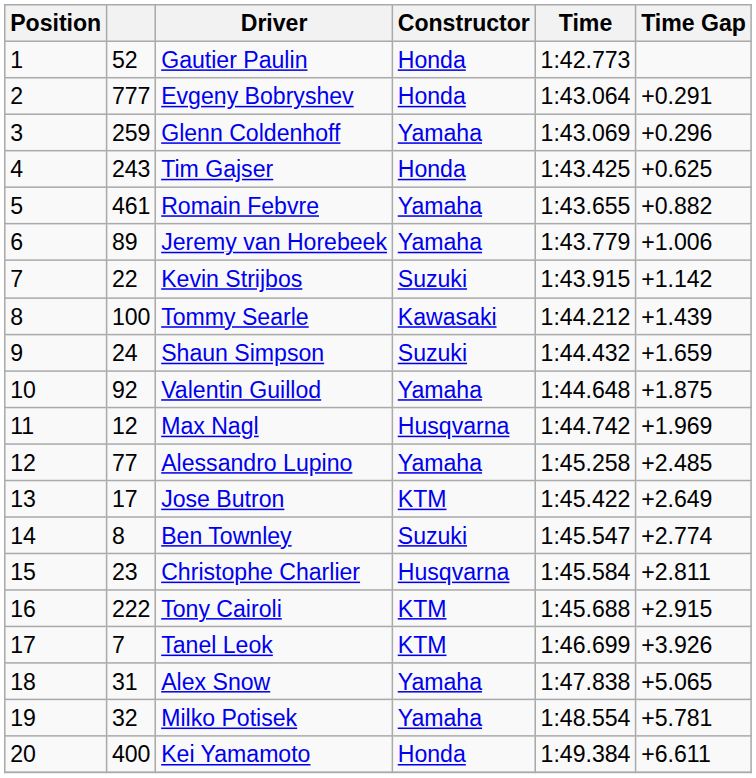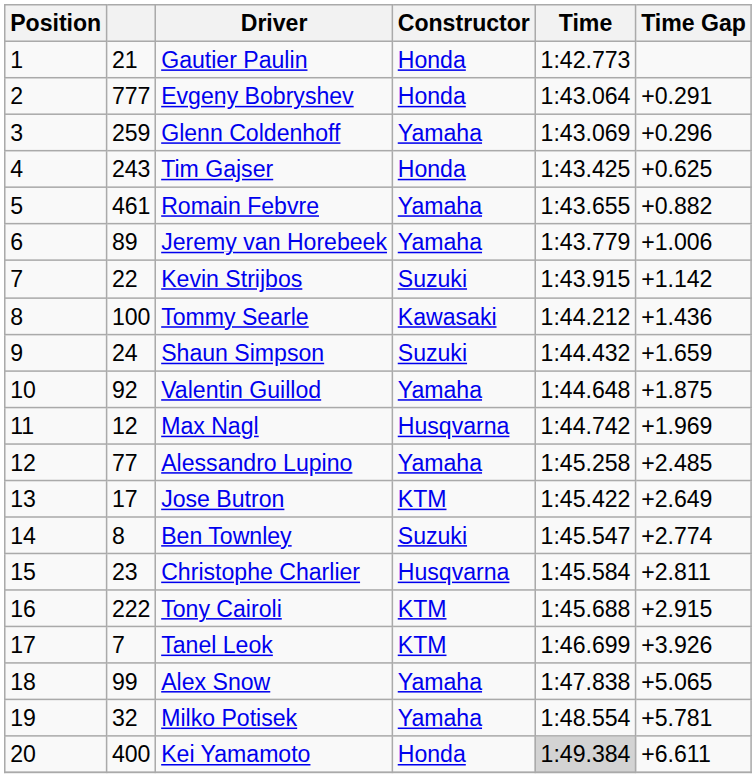(125, 60) 52 -> (125, 60) 21
(677, 316) +1.439 -> (677, 316) +1.436
(125, 682) 31 -> (125, 682) 99
(586, 755) no background -> (586, 755) lightgrey background
